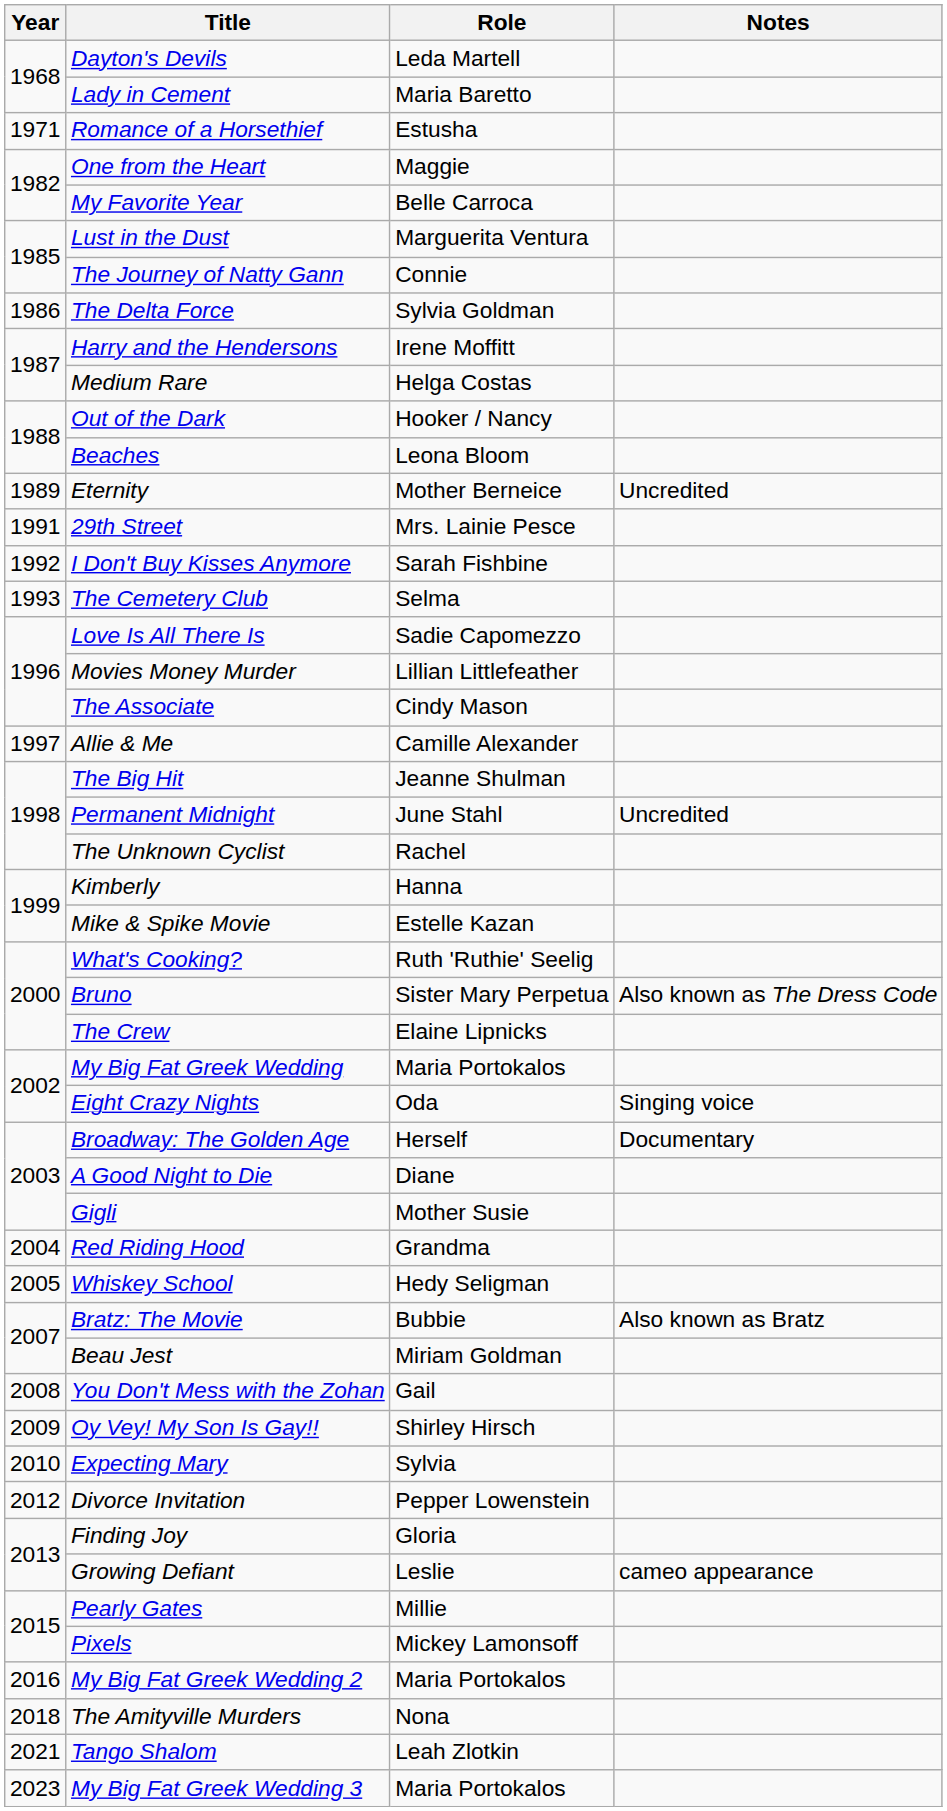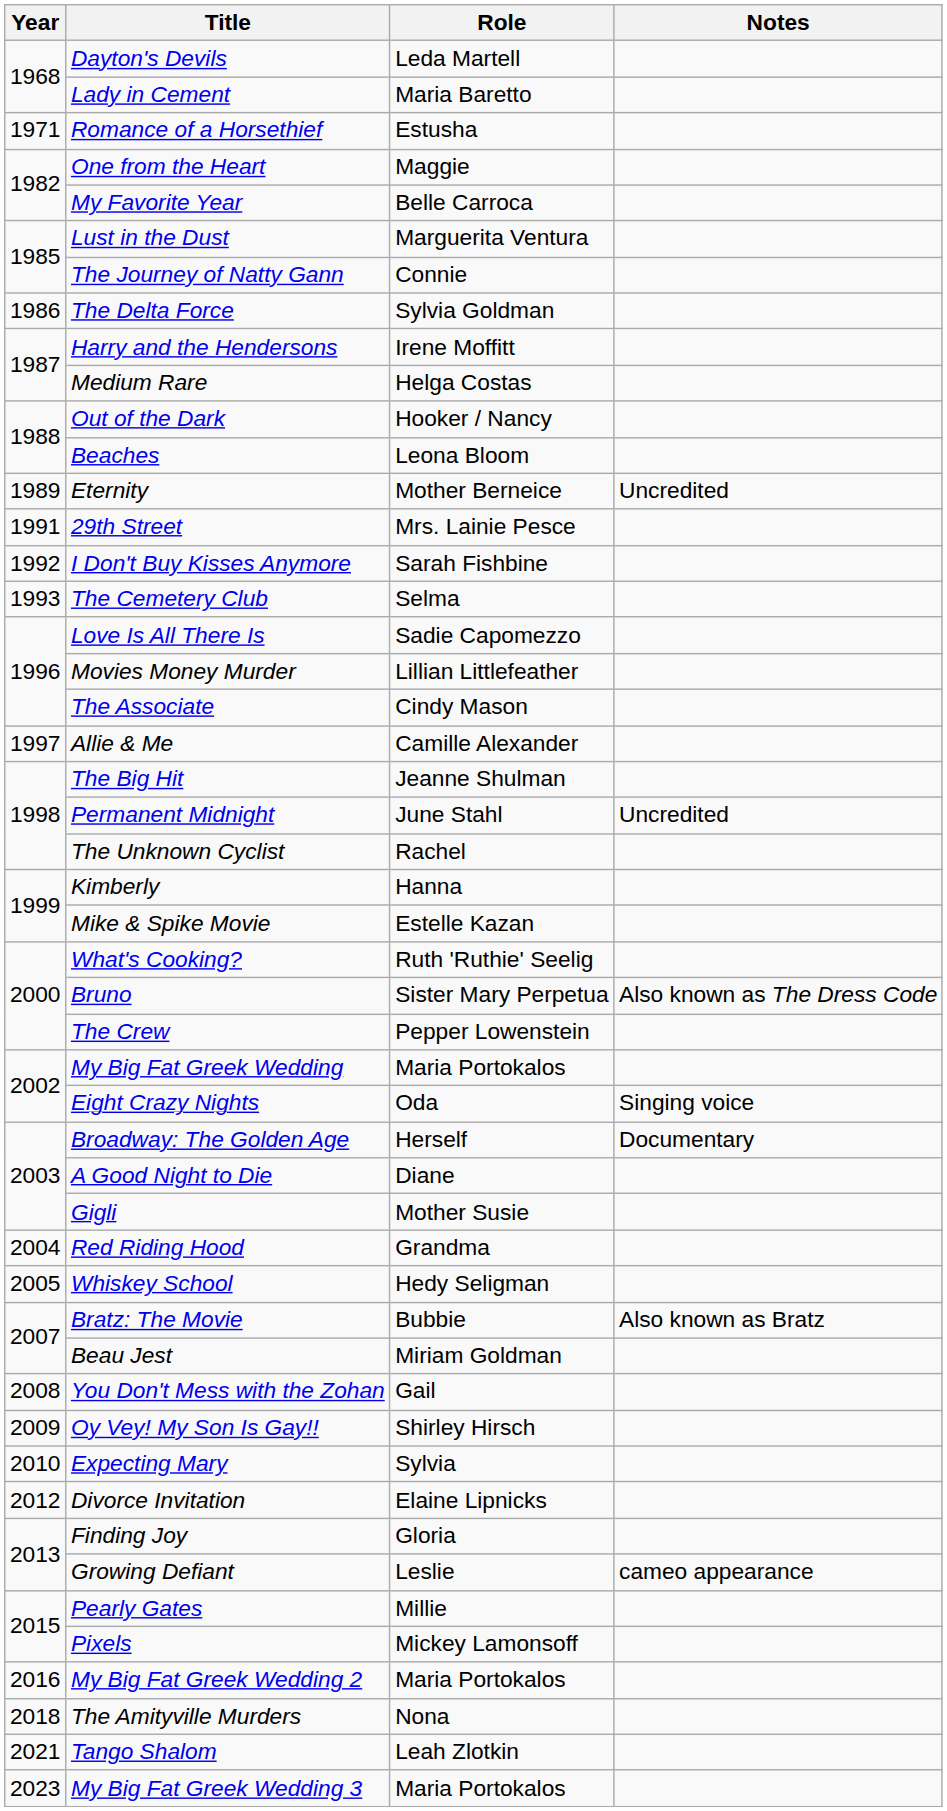(471, 1031) Elaine Lipnicks -> (492, 1031) Pepper Lowenstein
(492, 1499) Pepper Lowenstein -> (471, 1499) Elaine Lipnicks
